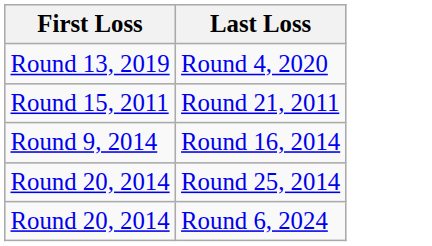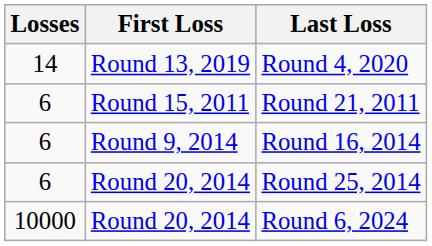+ column: (45, 24)
